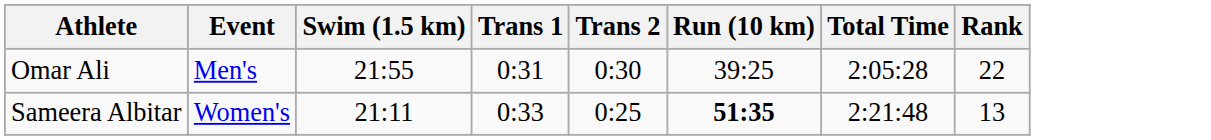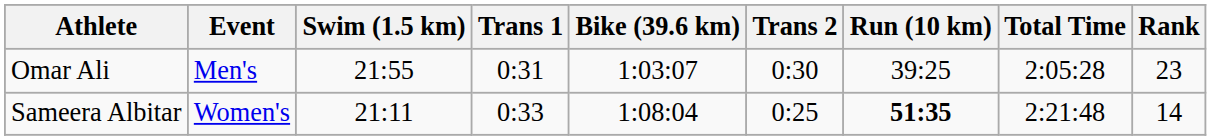+ column: (658, 26)
(992, 70) 22 -> (1169, 70) 23
(992, 113) 13 -> (1169, 113) 14
